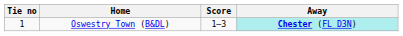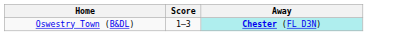- column: (22, 11)
